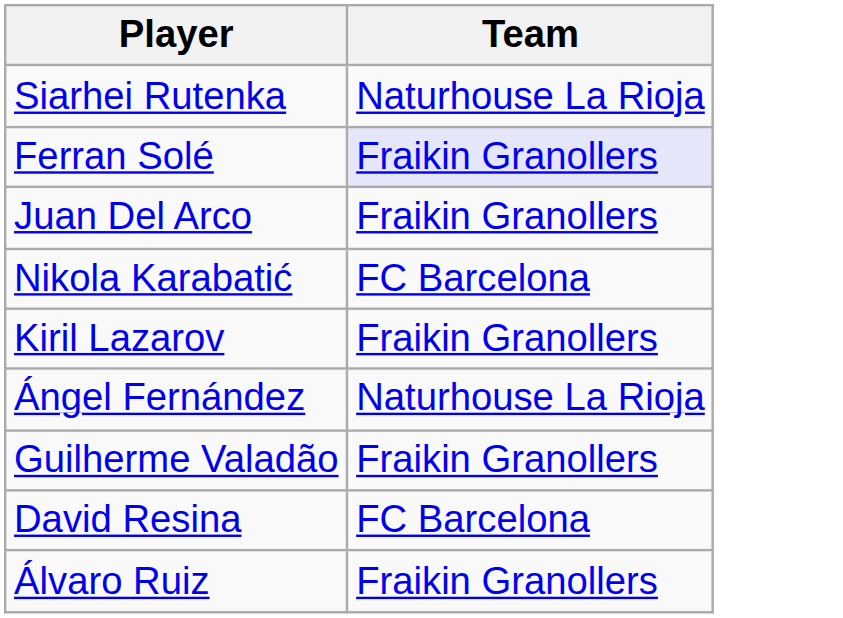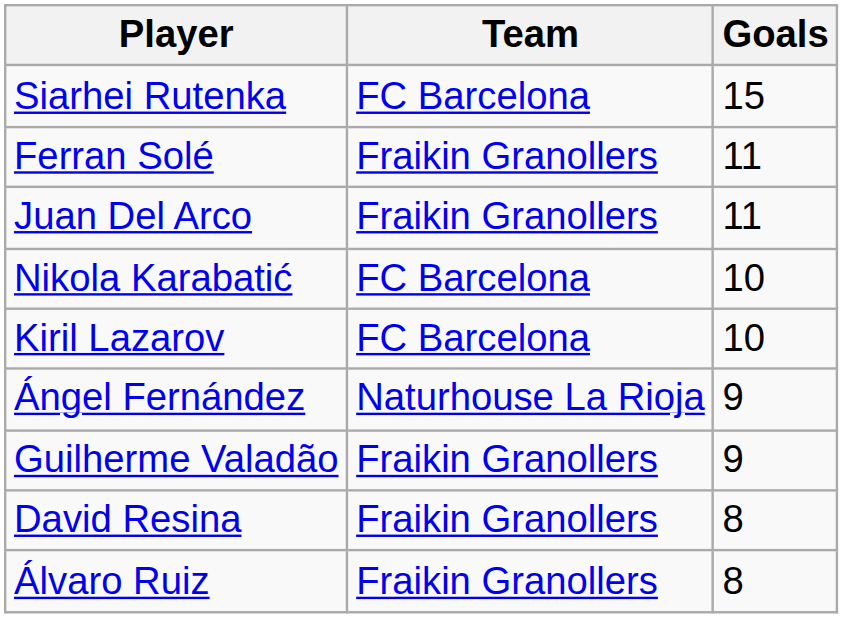+ column: (776, 34)
(530, 95) Naturhouse La Rioja -> (473, 95) FC Barcelona
(507, 156) lavender background -> (507, 156) no background
(507, 338) Fraikin Granollers -> (473, 338) FC Barcelona
(473, 519) FC Barcelona -> (507, 519) Fraikin Granollers
